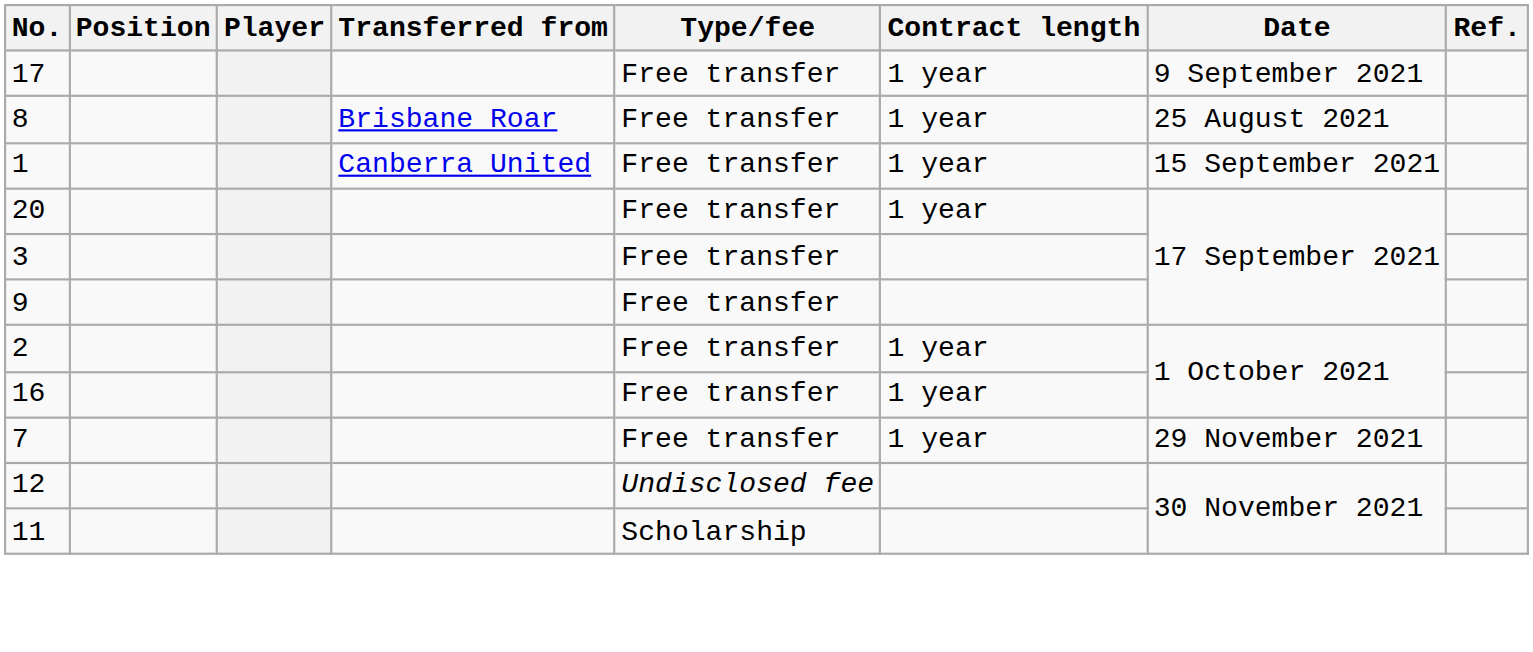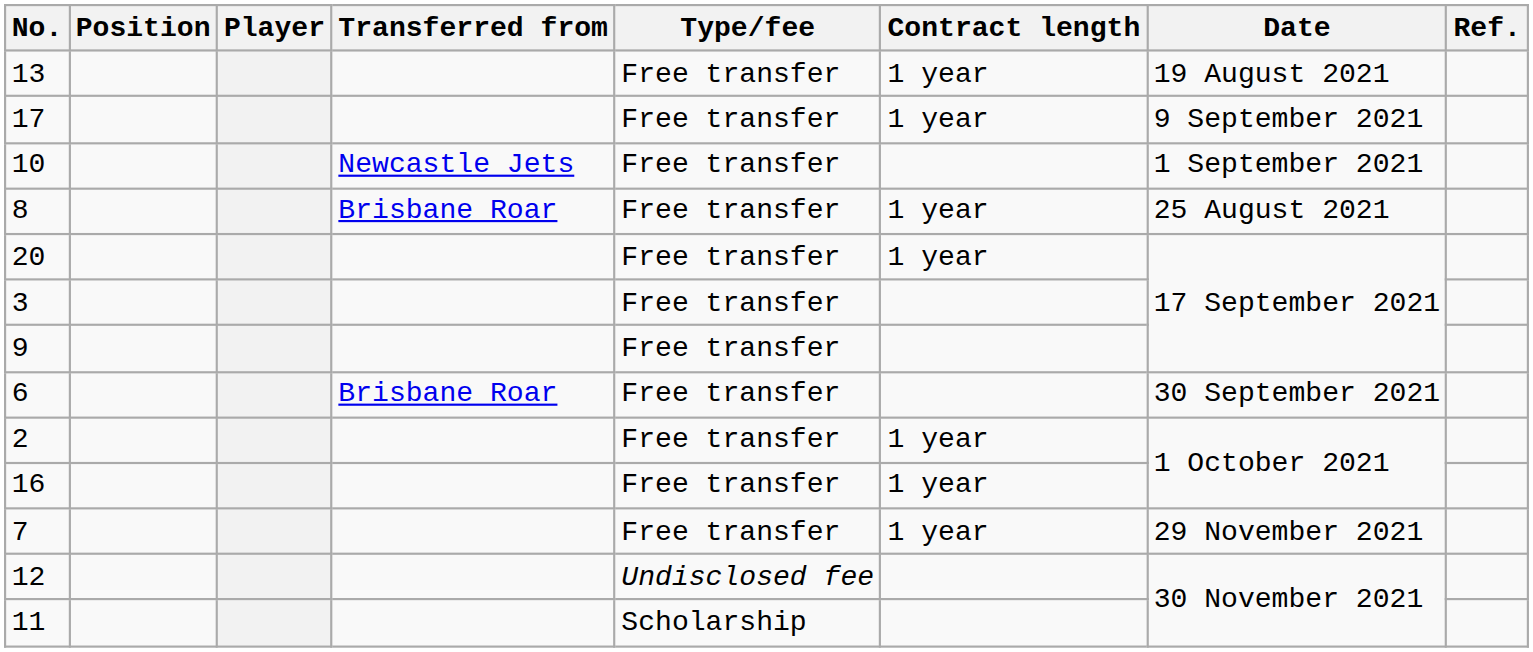+ row: (29, 74)
+ row: (29, 165)
- row: (20, 165)
+ row: (20, 394)
